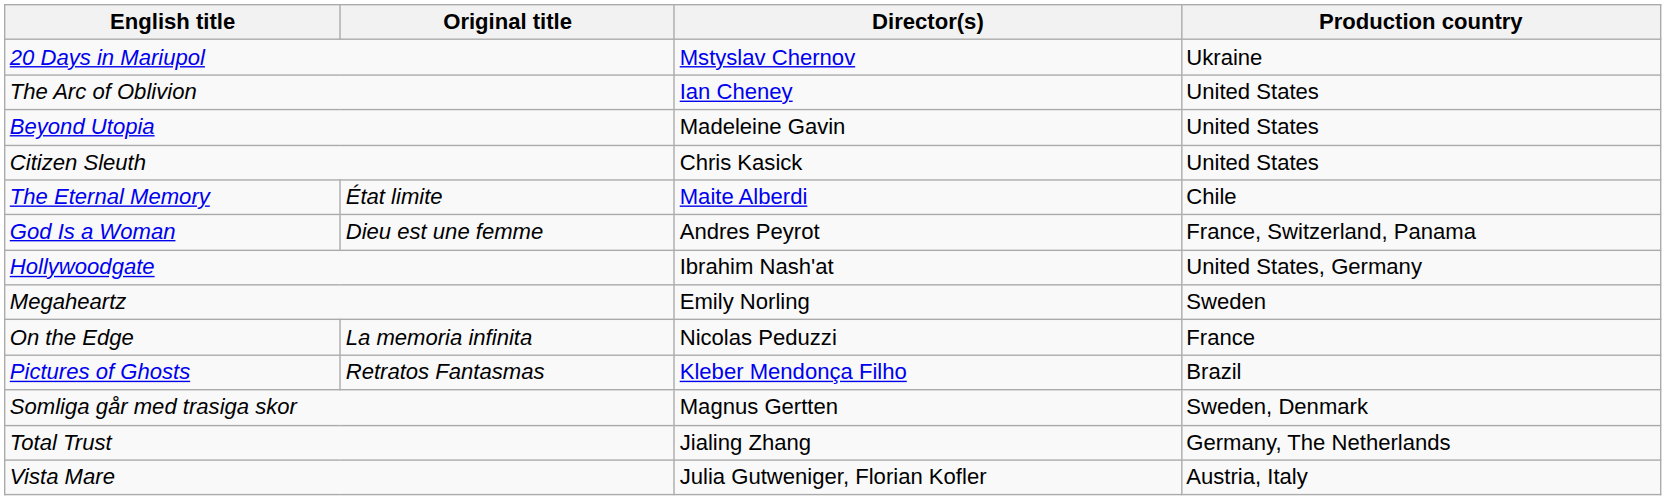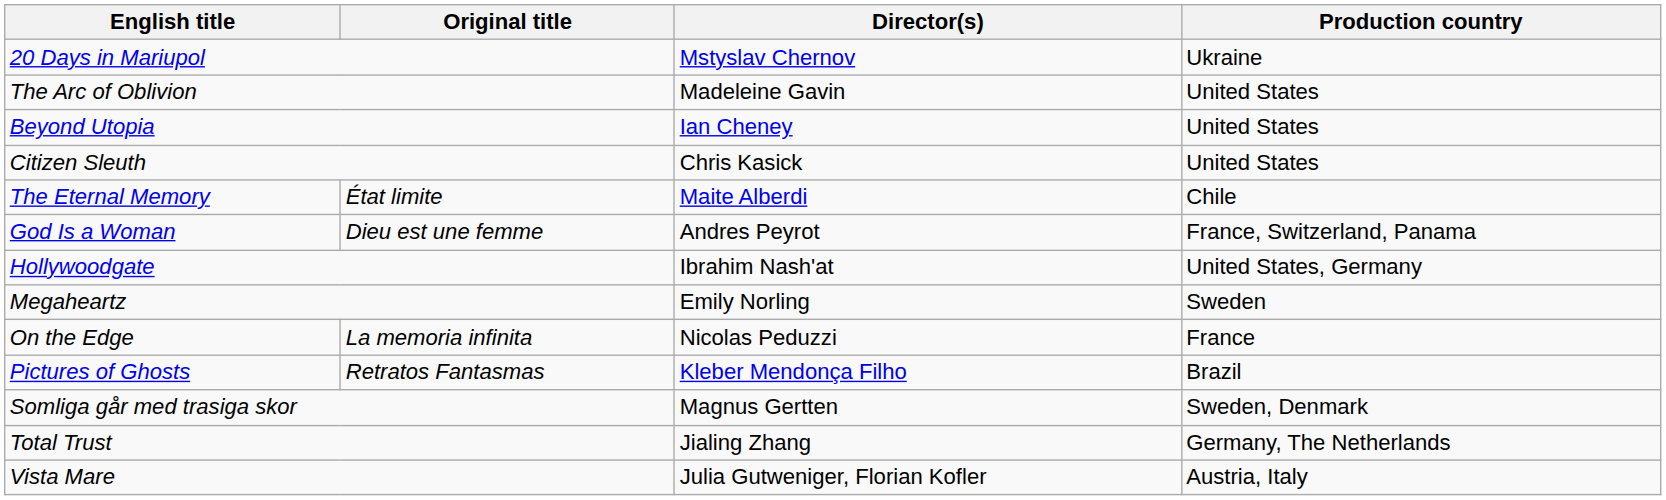(736, 92) Ian Cheney -> (763, 92) Madeleine Gavin
(763, 127) Madeleine Gavin -> (736, 127) Ian Cheney
